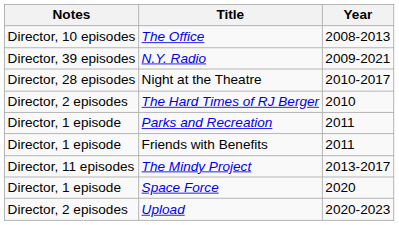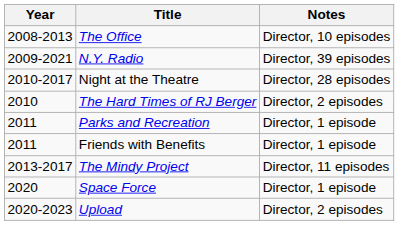columns swapped: (358, 15) <-> (71, 15)
